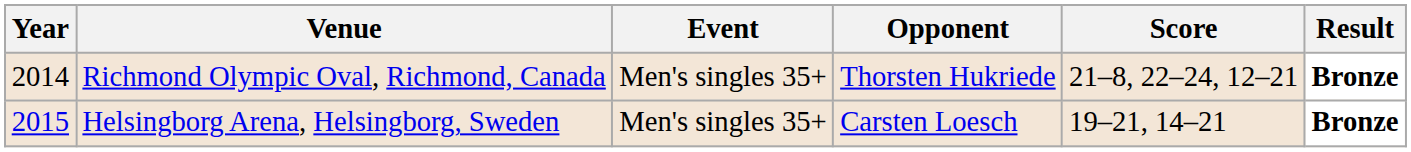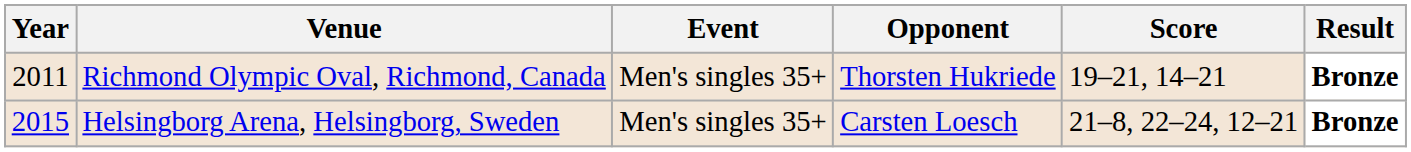(40, 75) 2014 -> (40, 75) 2011
(1184, 75) 21–8, 22–24, 12–21 -> (1148, 75) 19–21, 14–21
(1148, 123) 19–21, 14–21 -> (1184, 123) 21–8, 22–24, 12–21
